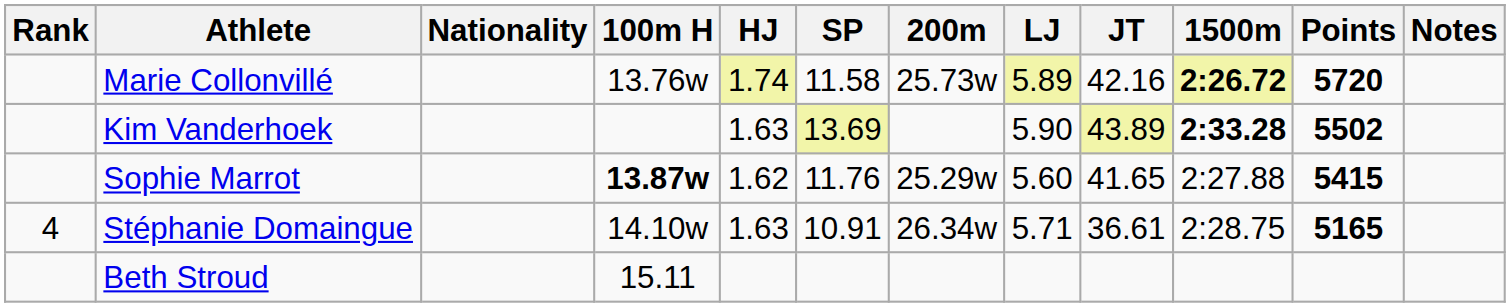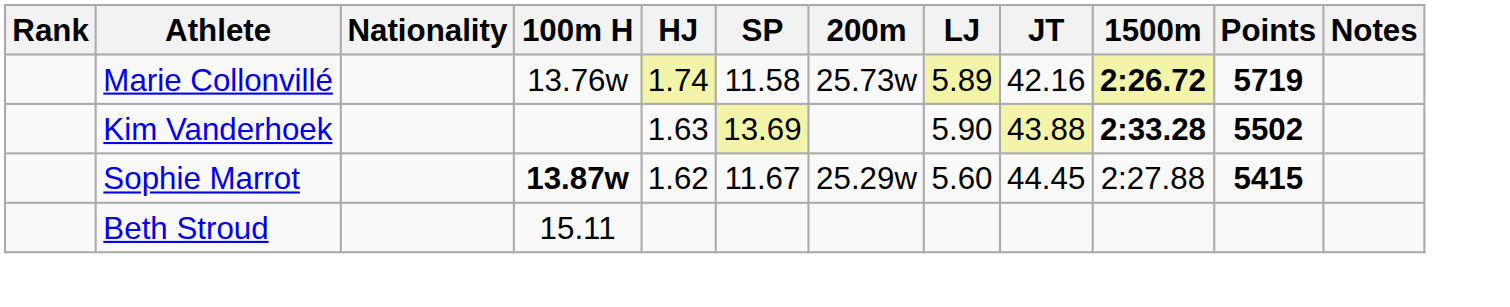(1348, 80) 5720 -> (1268, 80) 5719
(1126, 129) 43.89 -> (1046, 129) 43.88
(843, 179) 11.76 -> (762, 179) 11.67
(1126, 179) 41.65 -> (1046, 179) 44.45
- row: (258, 228)
